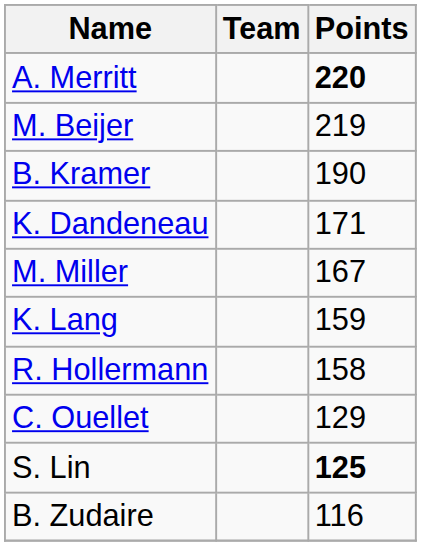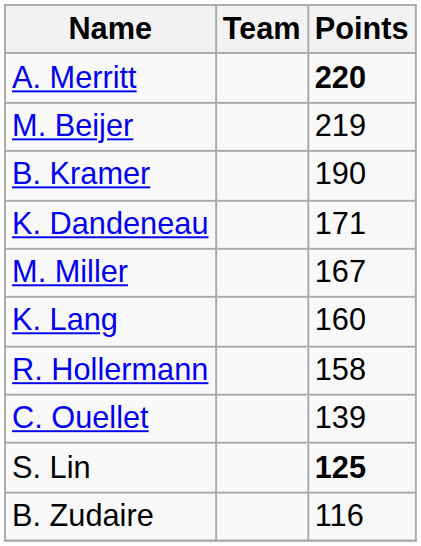(340, 321) 159 -> (340, 321) 160
(340, 418) 129 -> (340, 418) 139
